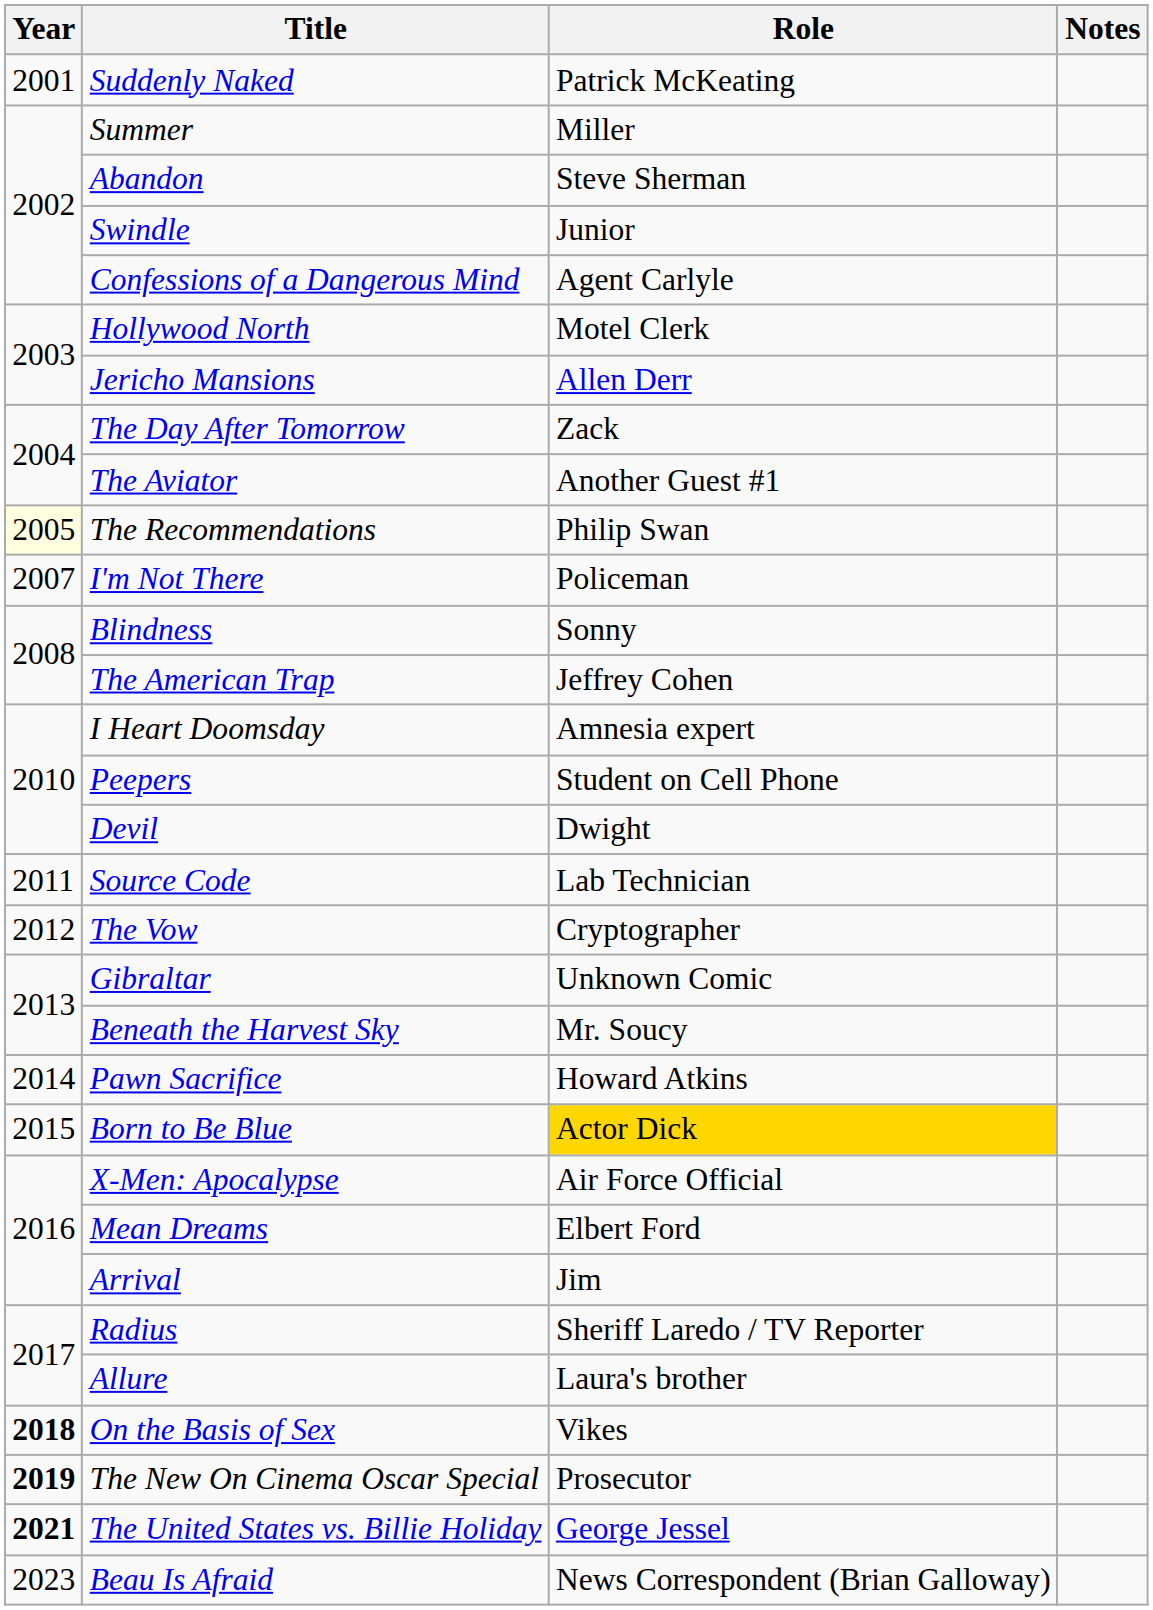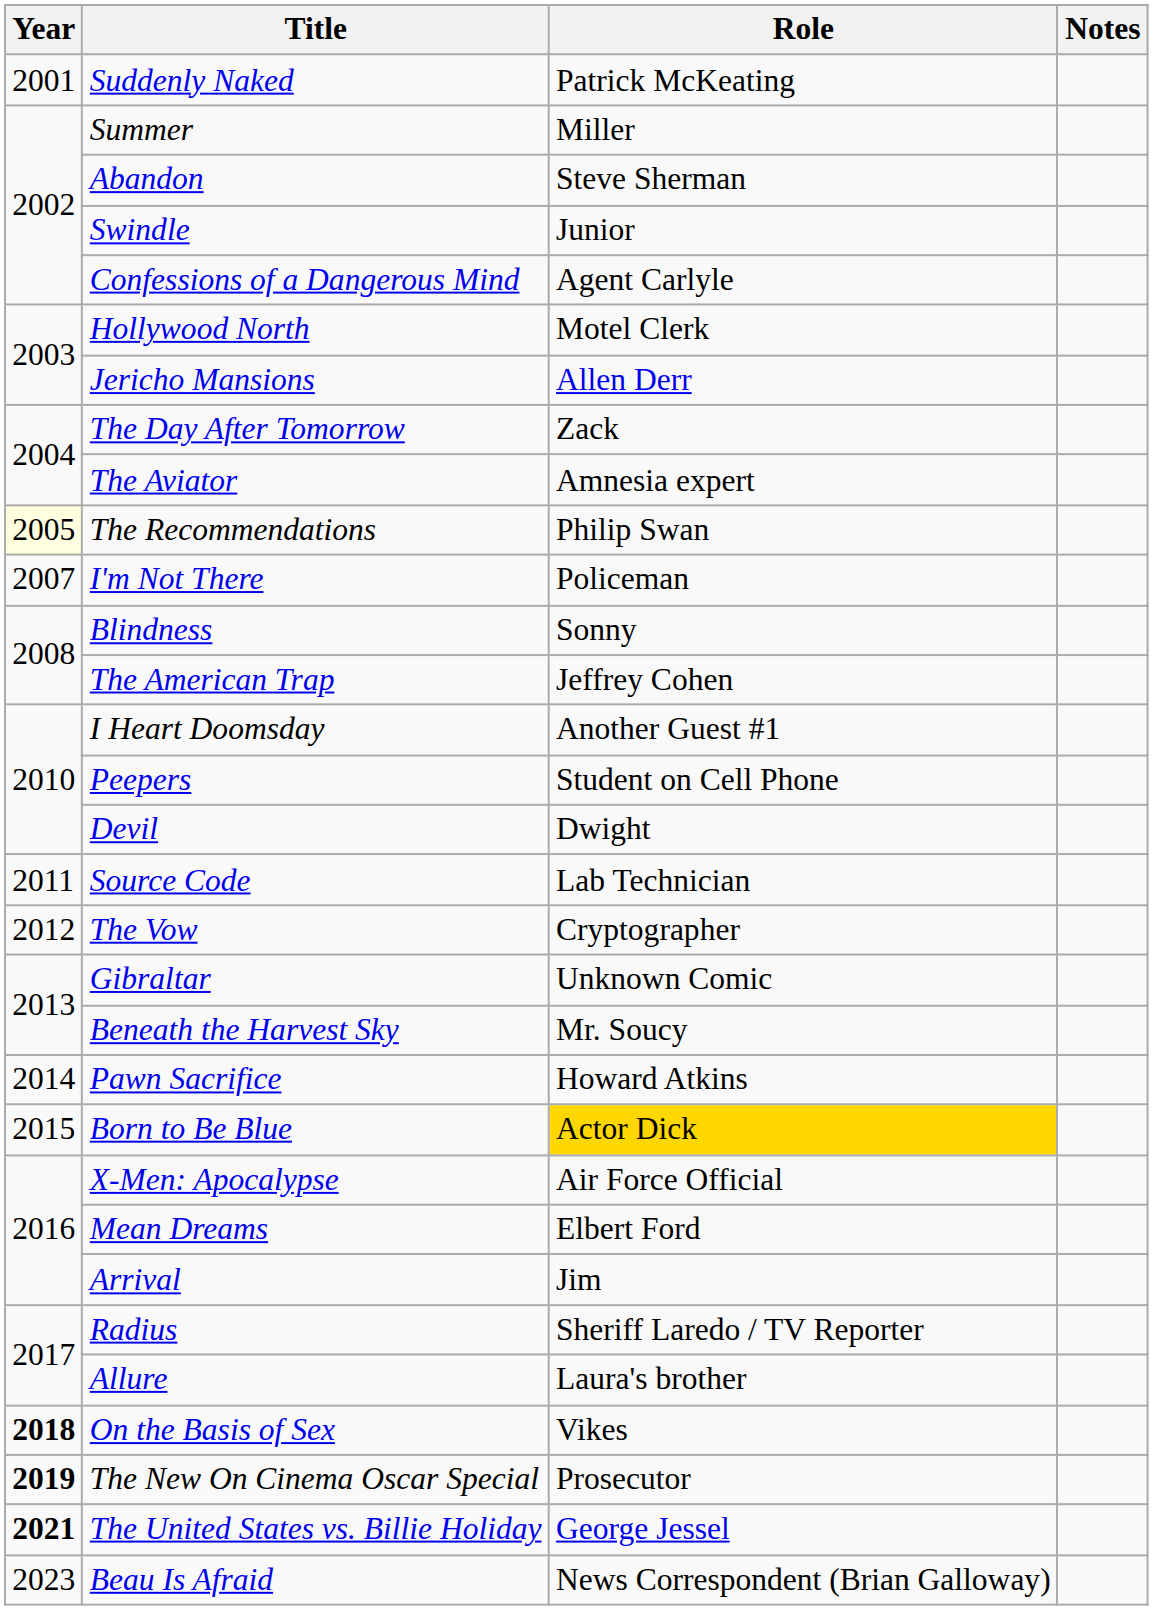(668, 479) Another Guest #1 -> (655, 479) Amnesia expert
(655, 729) Amnesia expert -> (668, 729) Another Guest #1
